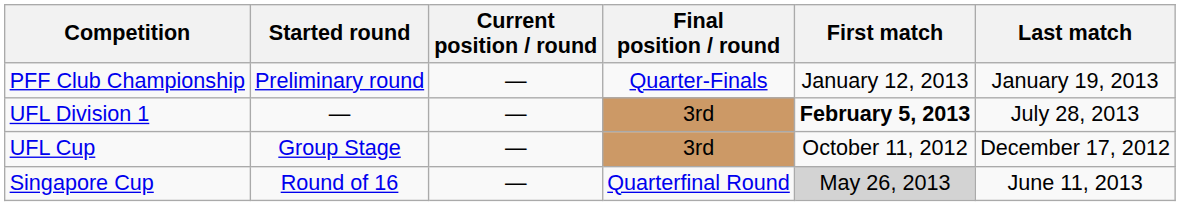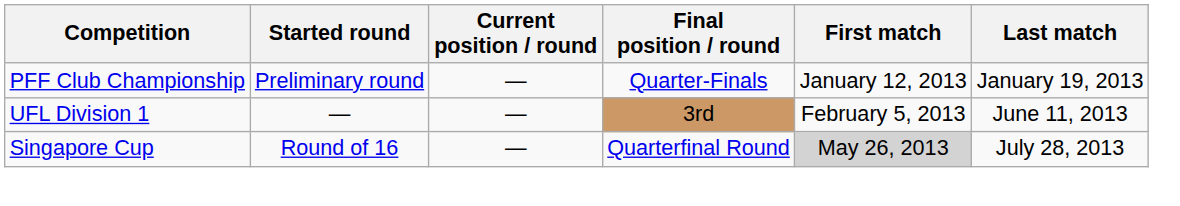(885, 114) bold -> (883, 114) normal
(1075, 114) July 28, 2013 -> (1060, 114) June 11, 2013
- row: (52, 148)
(1075, 182) June 11, 2013 -> (1060, 148) July 28, 2013
